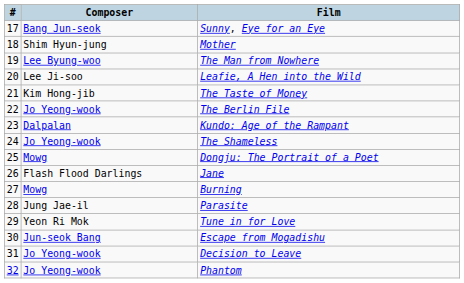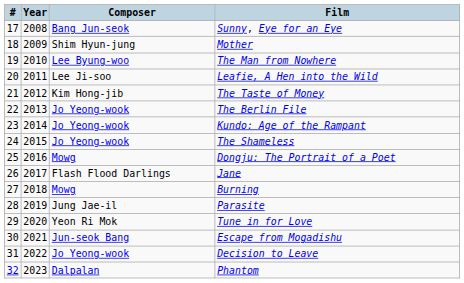+ column: (35, 12)
(47, 125) Dalpalan -> (90, 125) Jo Yeong-wook
(62, 270) Jo Yeong-wook -> (76, 270) Dalpalan
